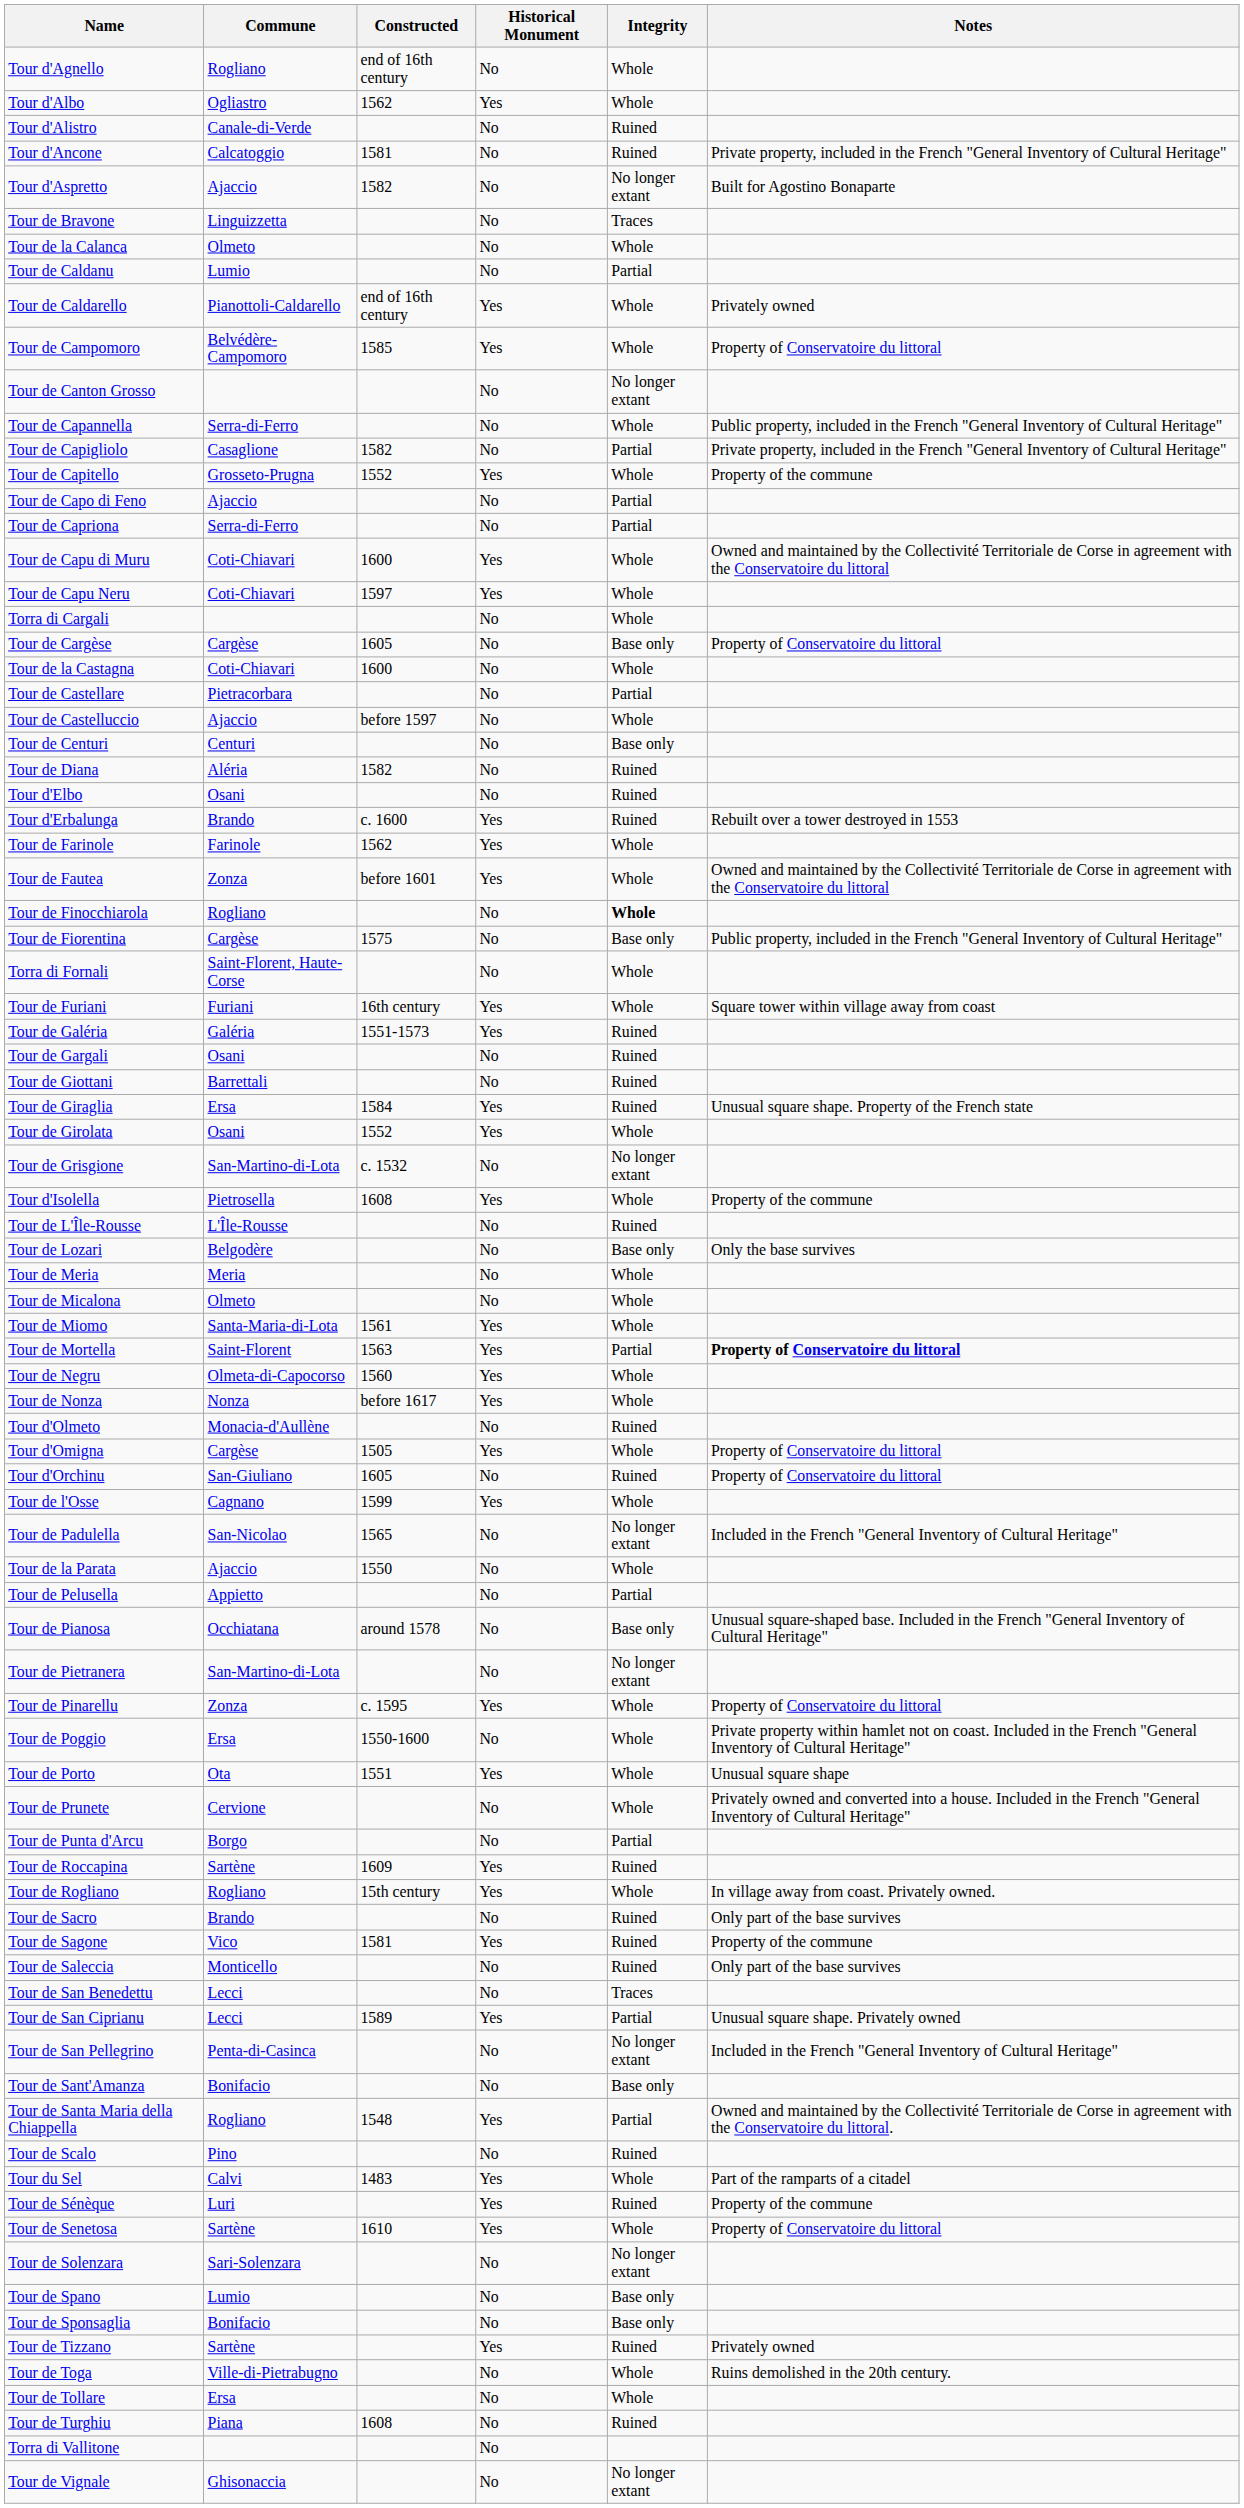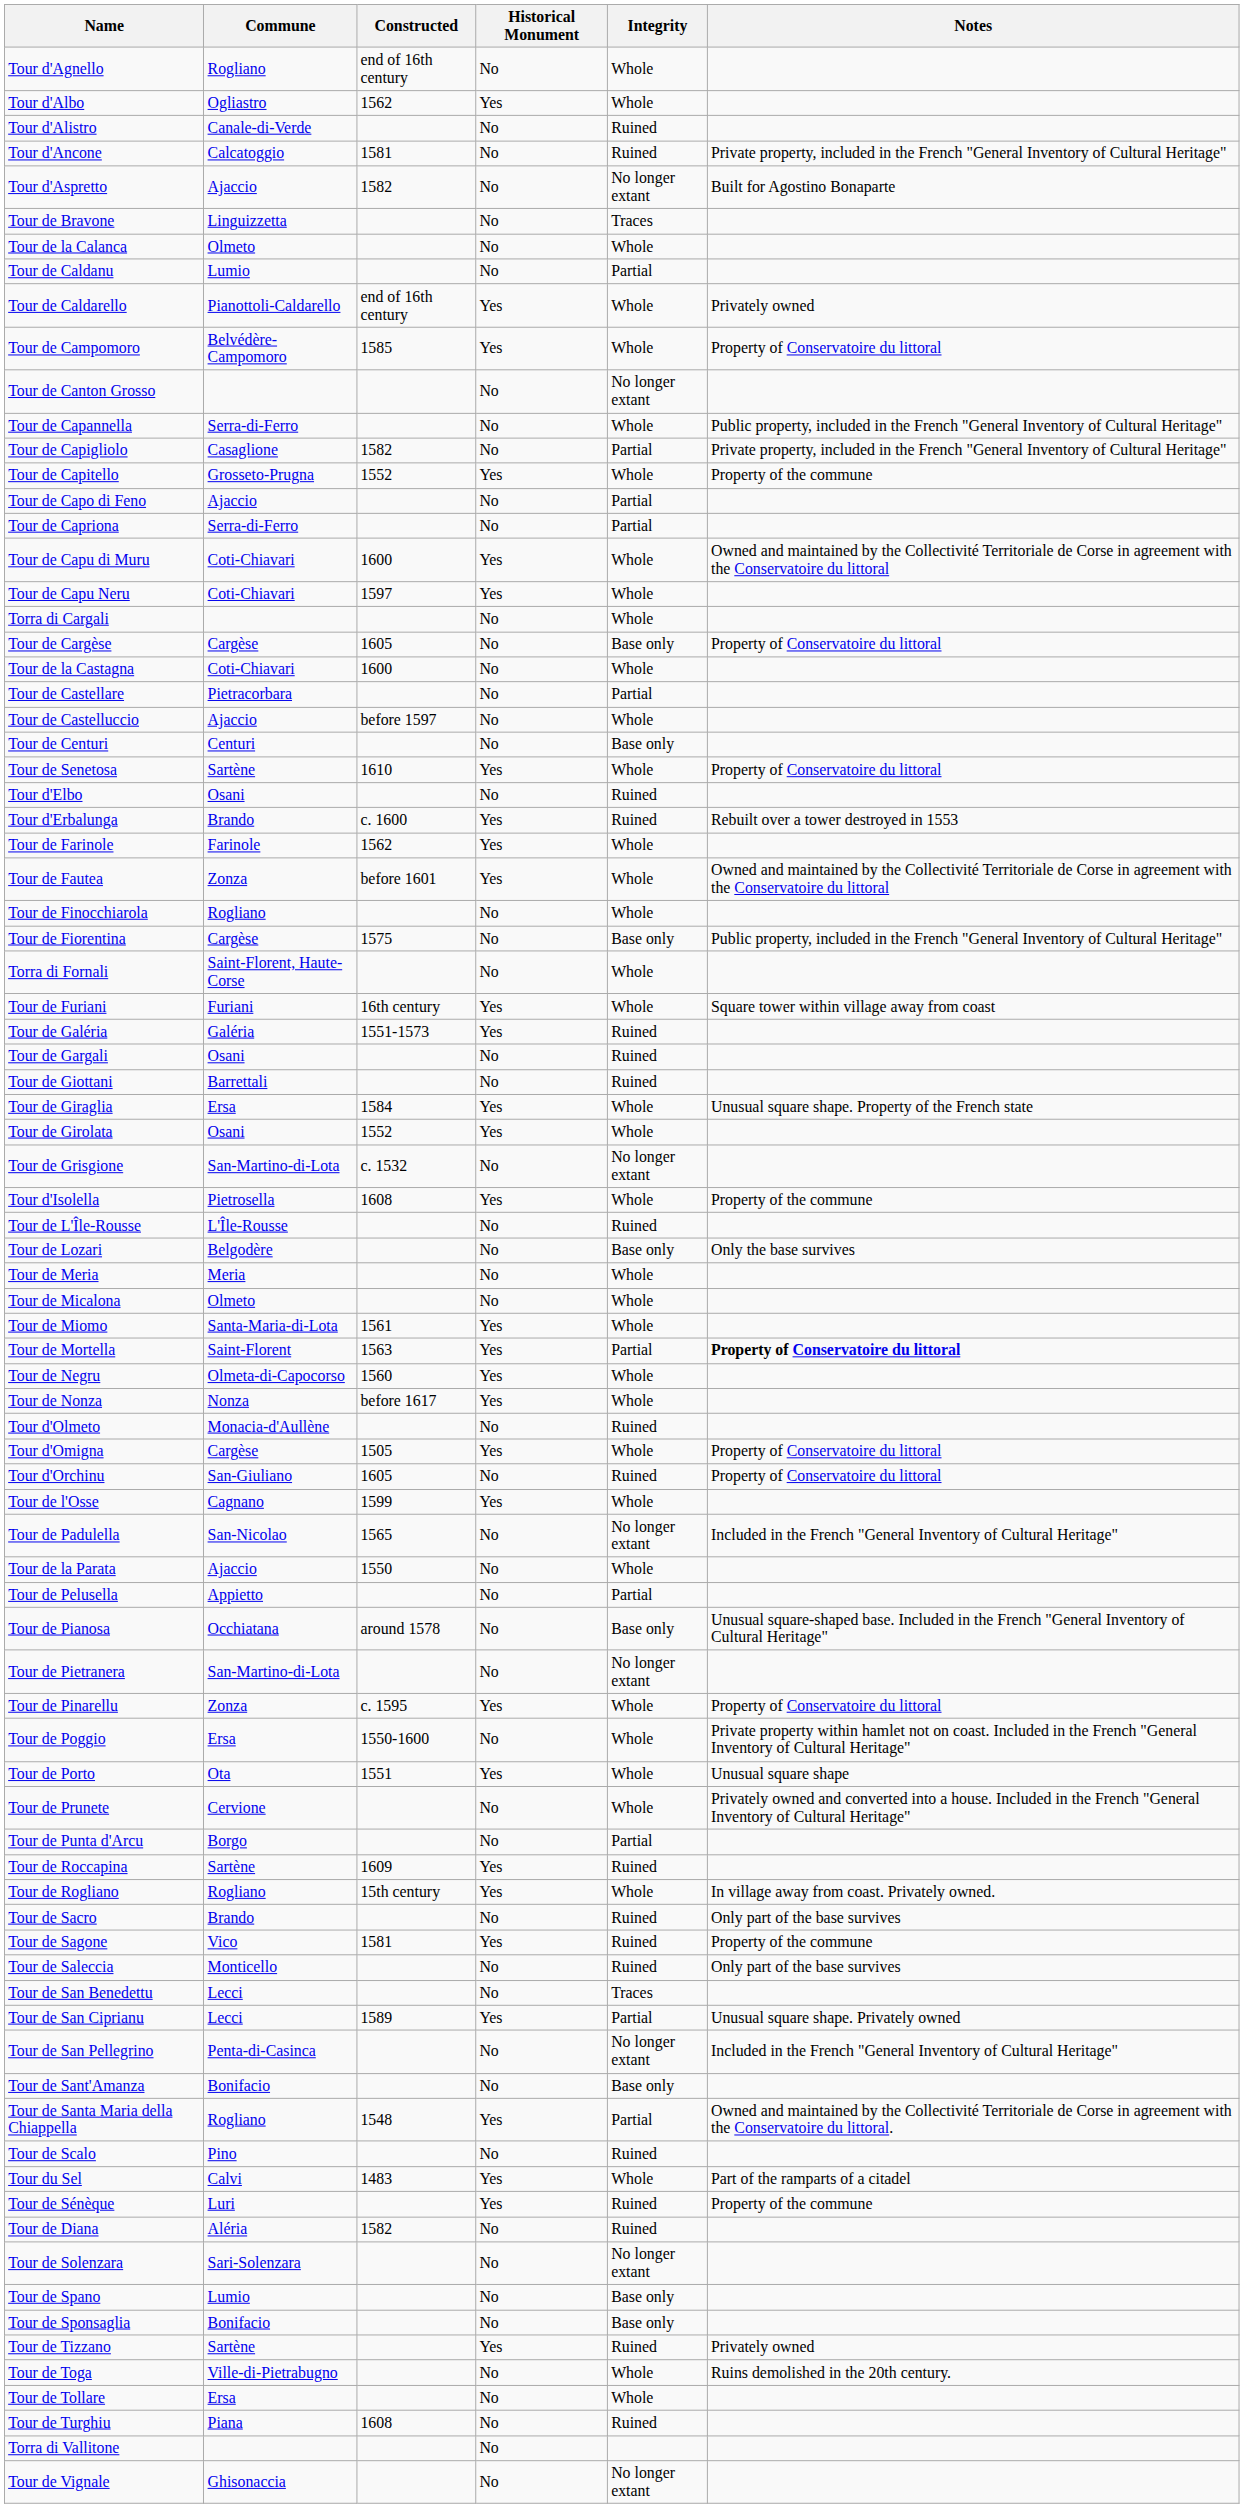rows swapped: (53, 769) <-> (63, 2229)
(633, 913) bold -> (632, 913) normal
(634, 1106) Ruined -> (632, 1106) Whole
